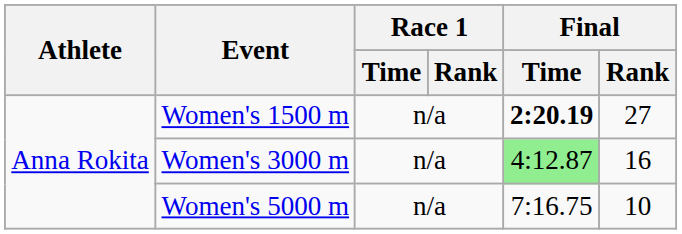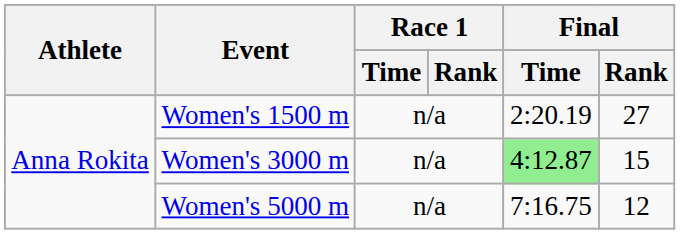(552, 116) bold -> (551, 116) normal
(638, 161) 16 -> (636, 161) 15
(638, 205) 10 -> (636, 205) 12
